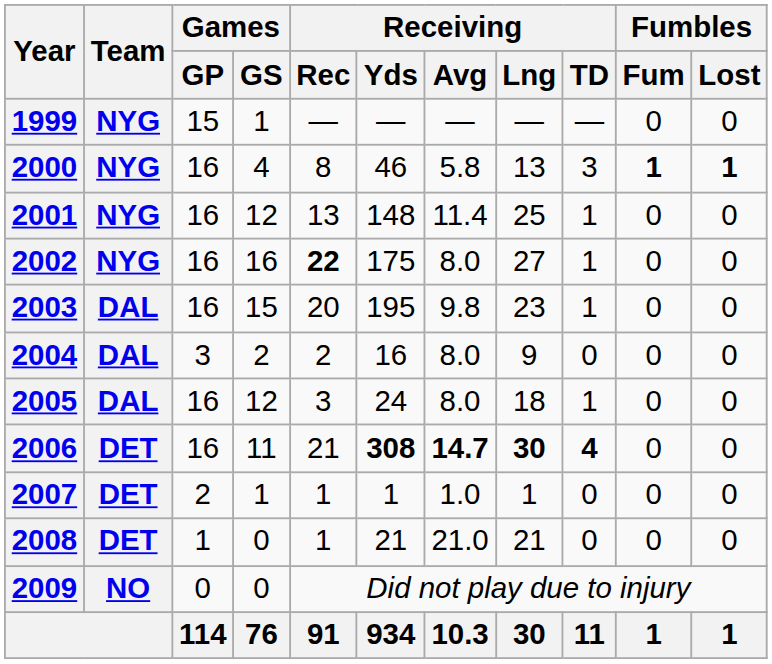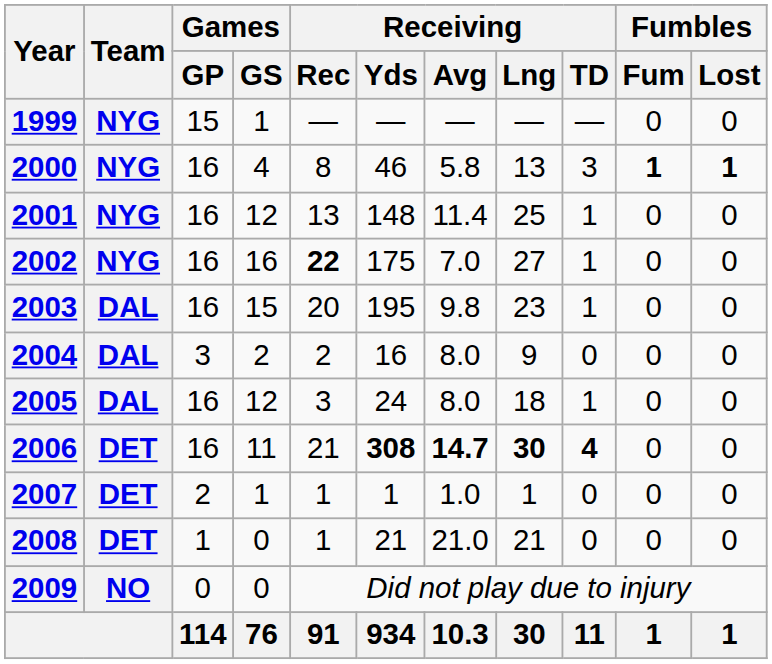(460, 261) 8.0 -> (460, 261) 7.0
